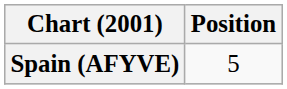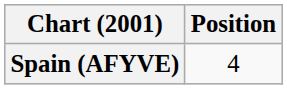(233, 63) 5 -> (233, 63) 4
